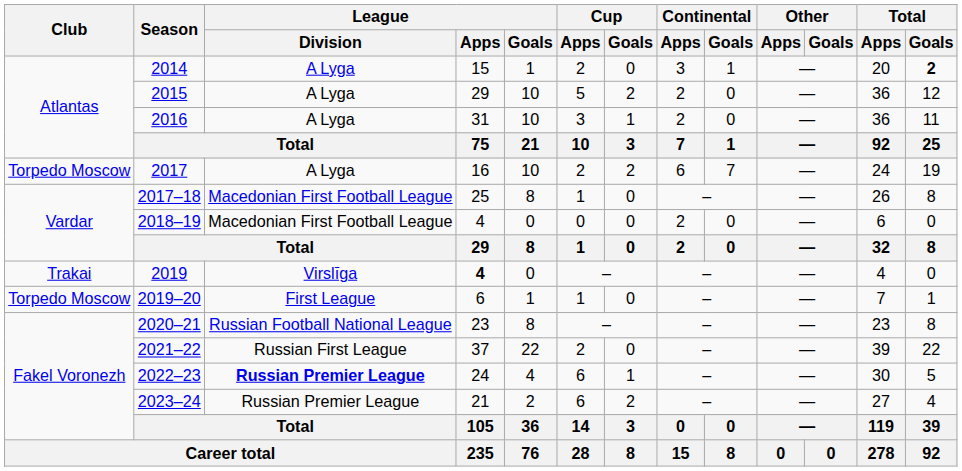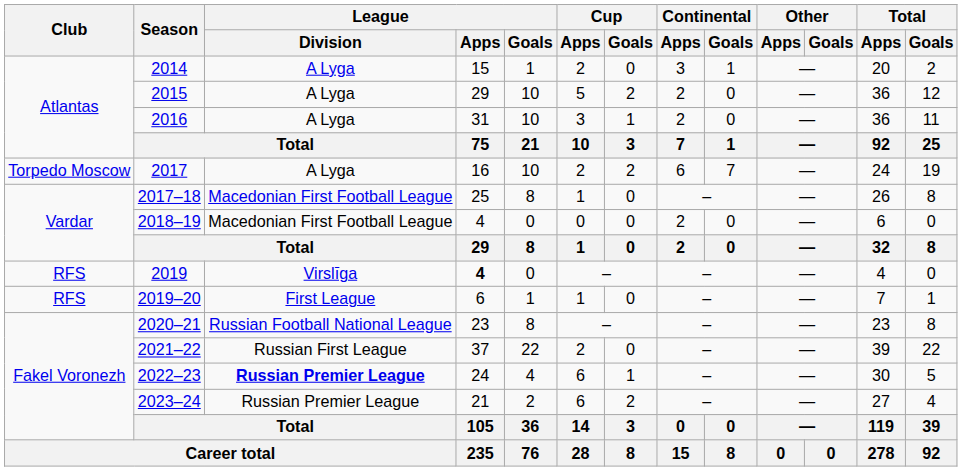(931, 68) bold -> (931, 68) normal
(69, 273) Trakai -> (69, 273) RFS
(69, 299) Torpedo Moscow -> (69, 299) RFS
